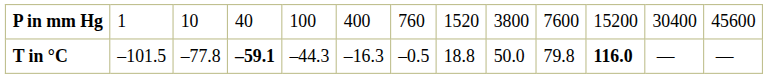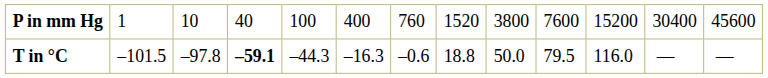(201, 56) –77.8 -> (201, 56) –97.8
(414, 56) –0.5 -> (414, 56) –0.6
(559, 56) 79.8 -> (559, 56) 79.5
(613, 56) bold -> (613, 56) normal
